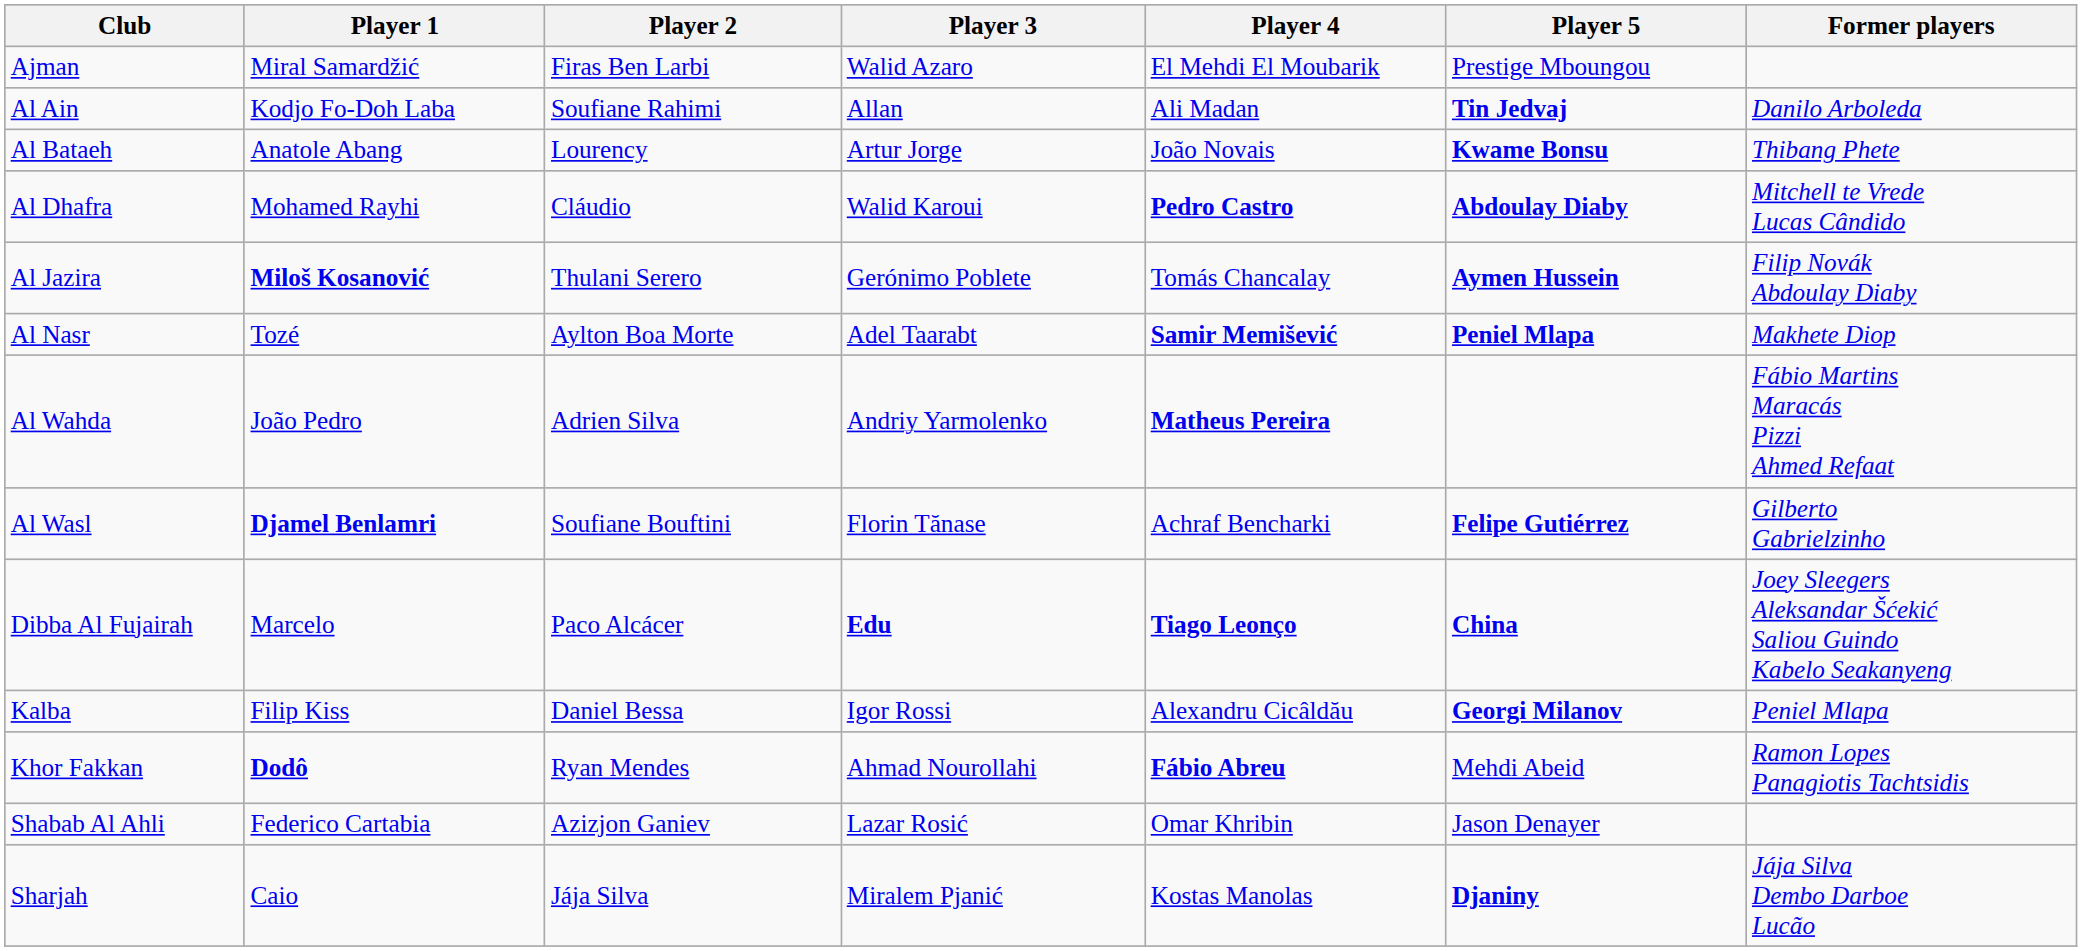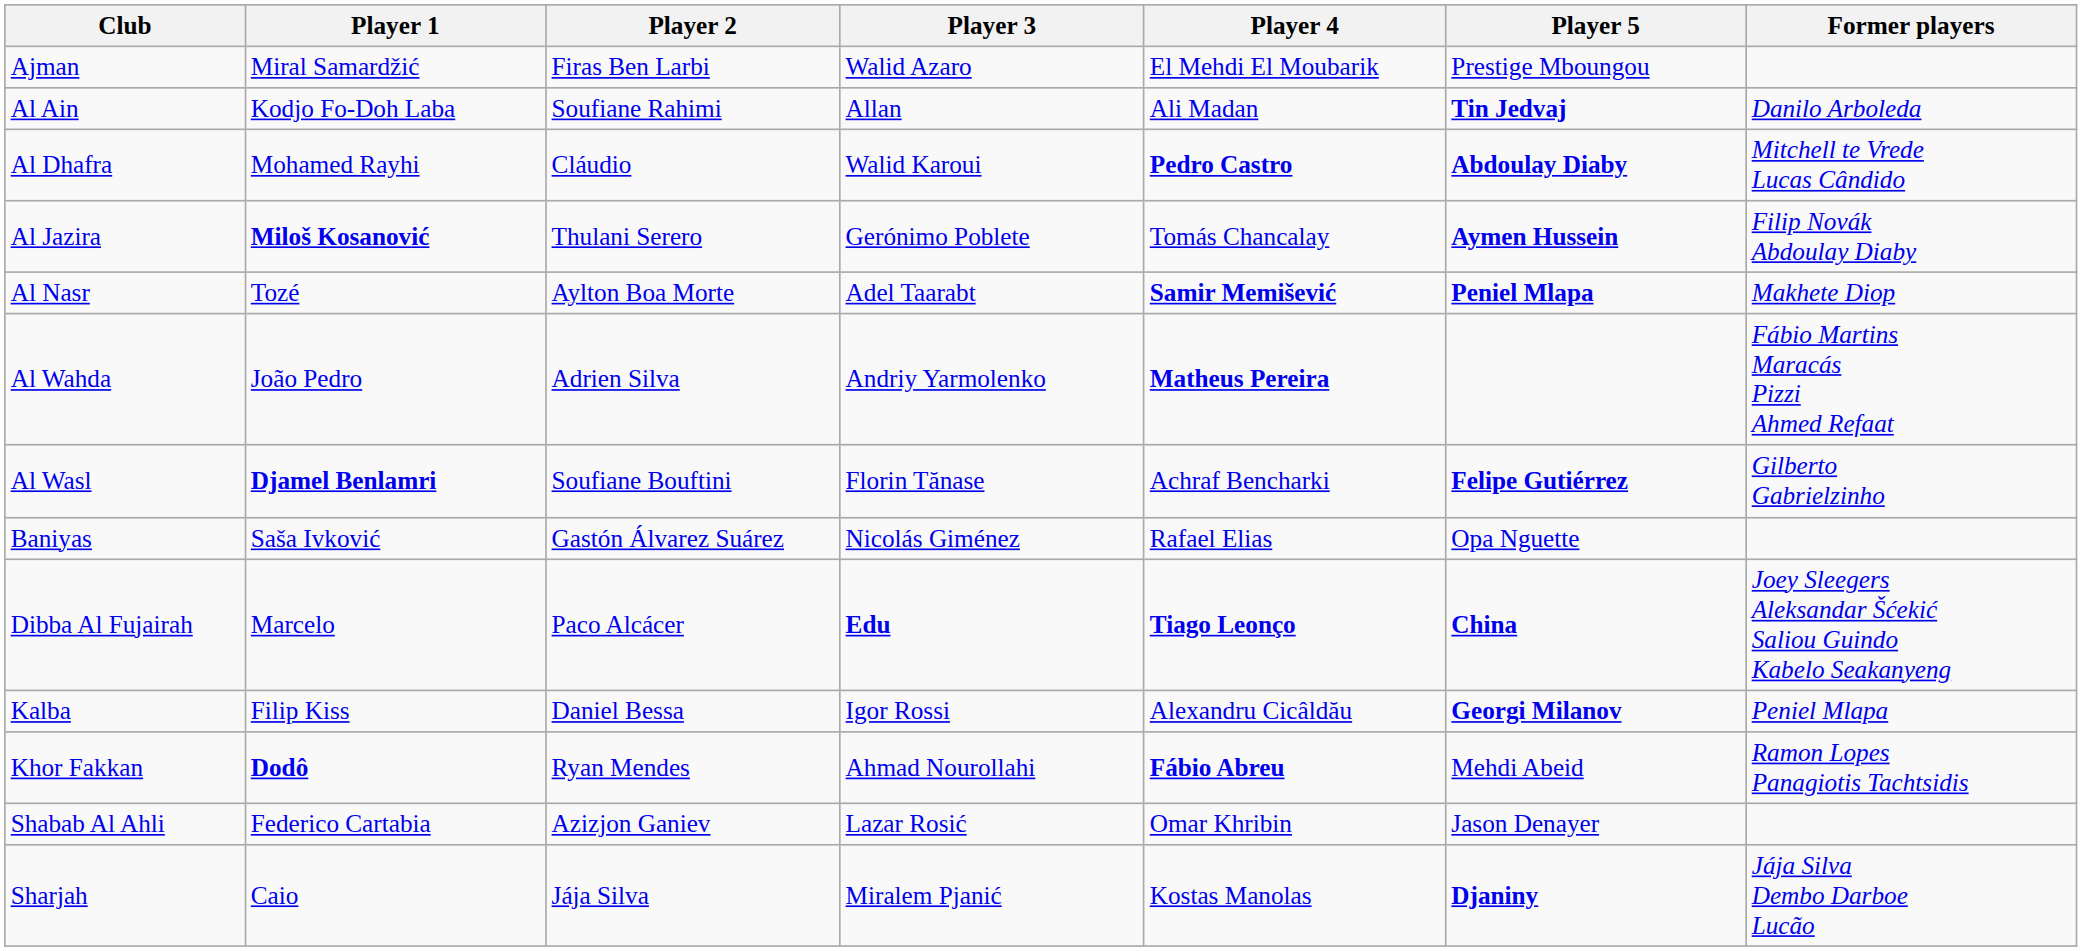- row: (61, 150)
+ row: (51, 537)
